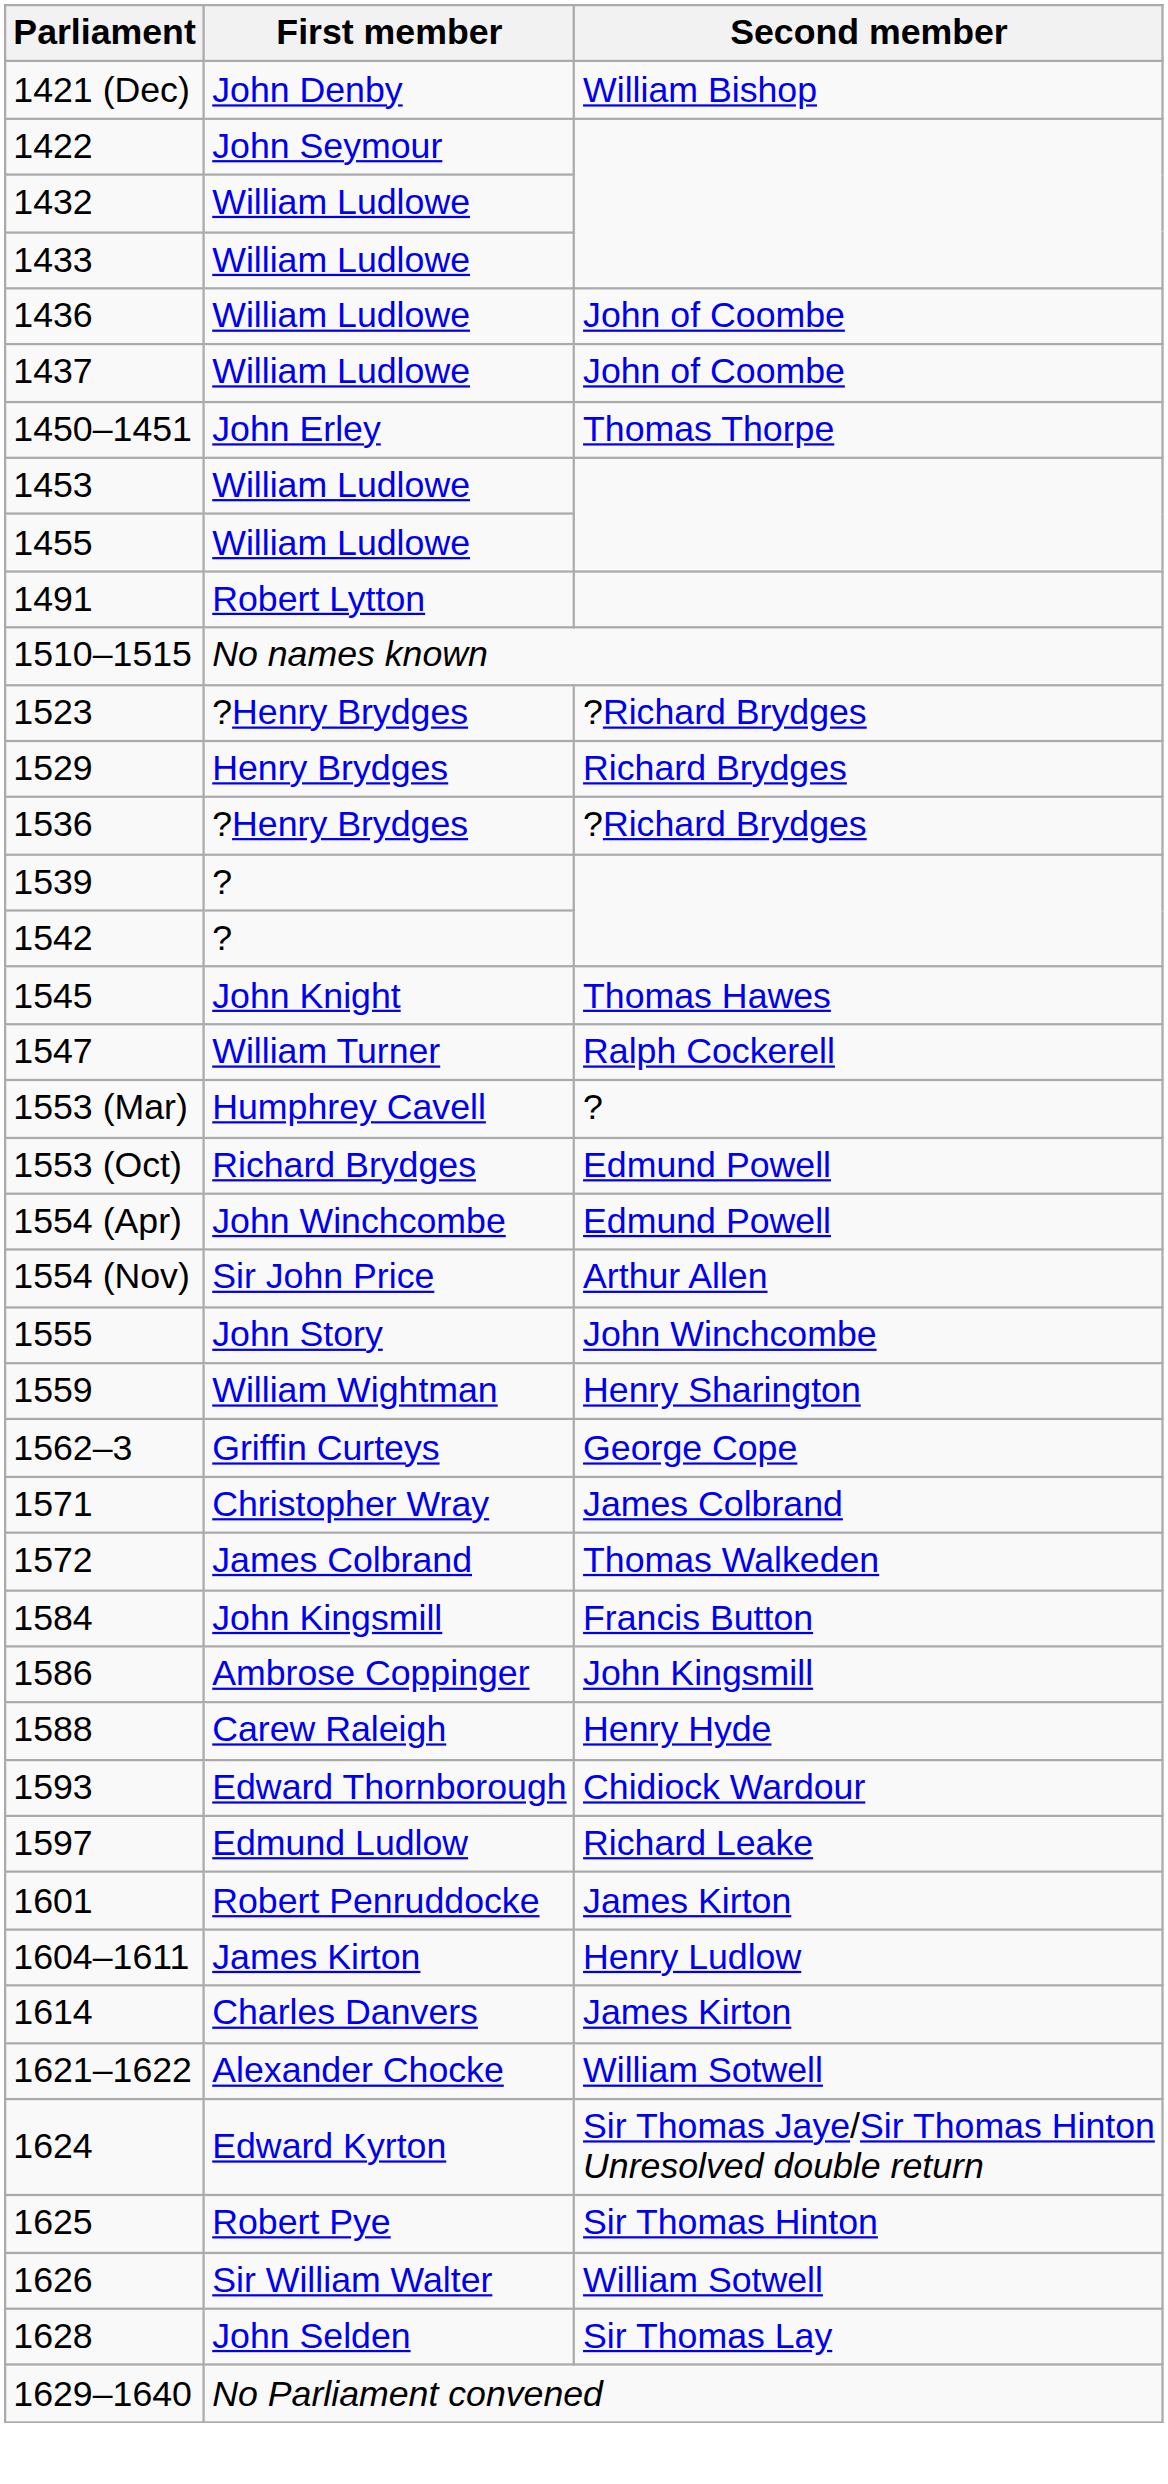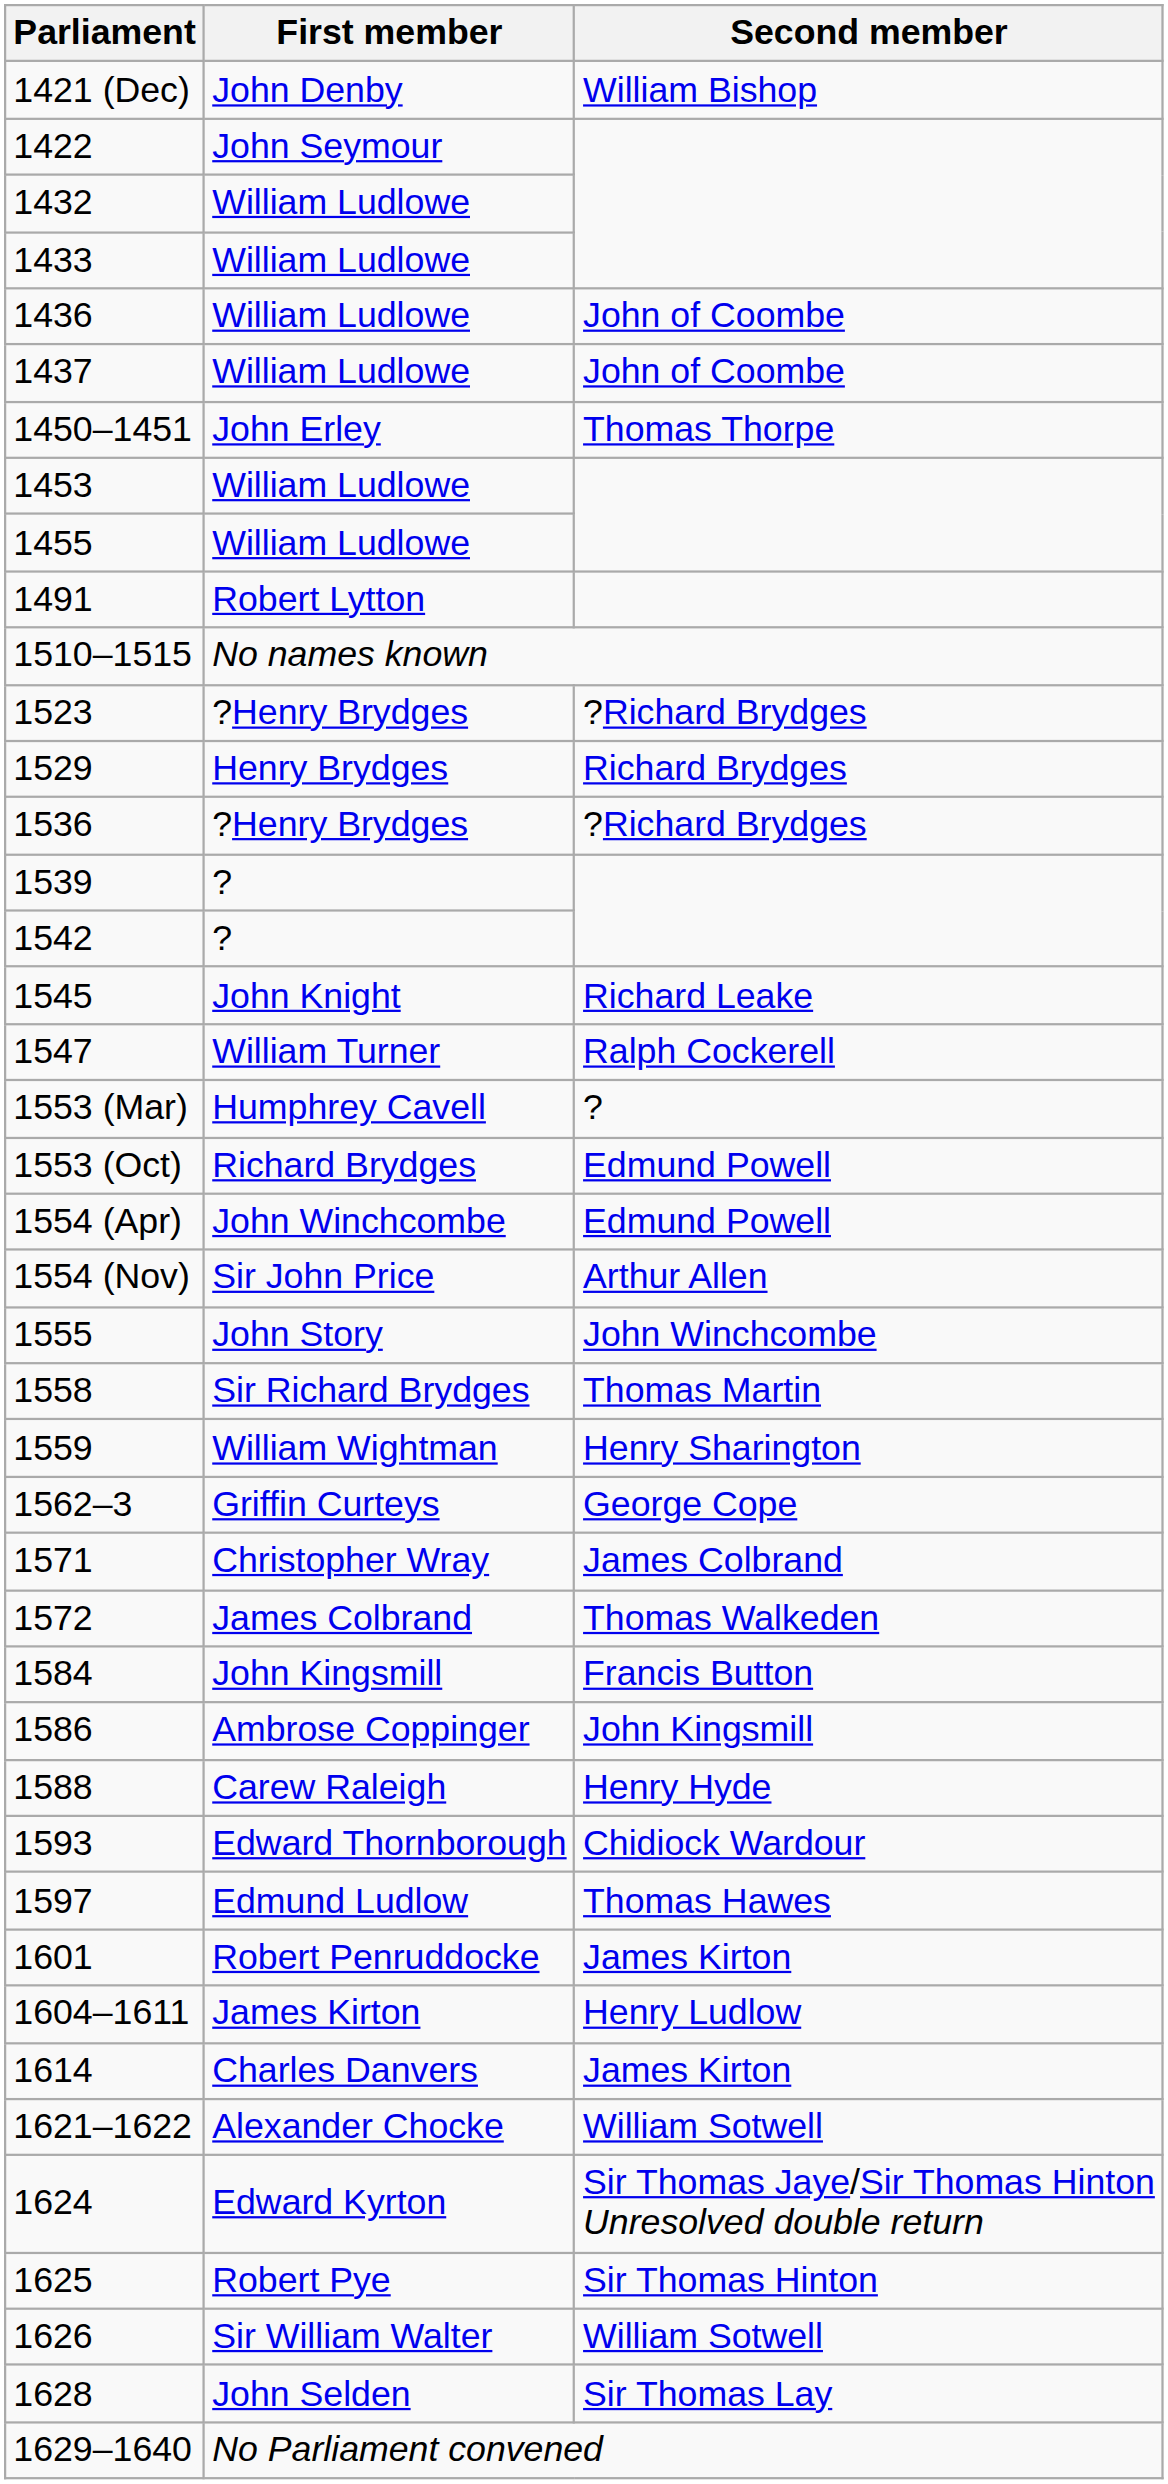(707, 994) Thomas Hawes -> (698, 994) Richard Leake
+ row: (53, 1390)
(698, 1843) Richard Leake -> (707, 1900) Thomas Hawes
